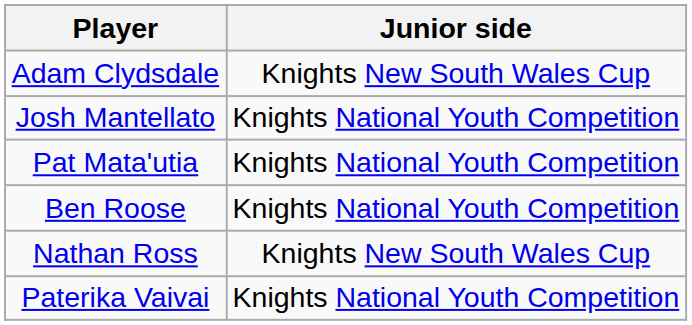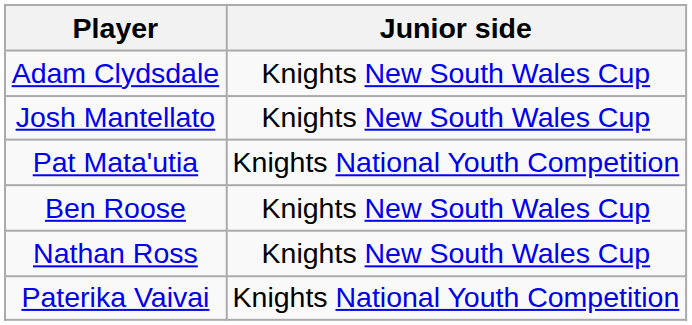(456, 118) Knights National Youth Competition -> (456, 118) Knights New South Wales Cup
(456, 208) Knights National Youth Competition -> (456, 208) Knights New South Wales Cup
